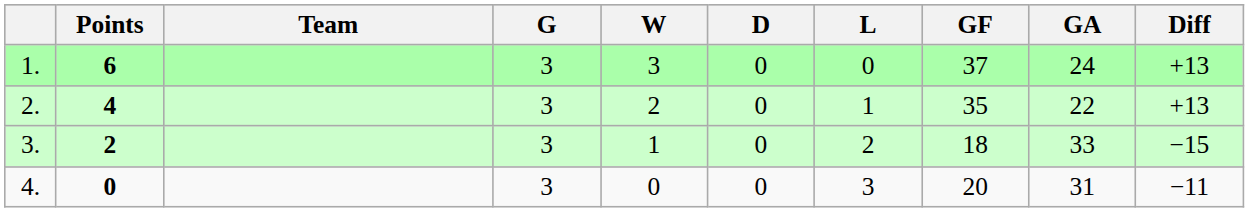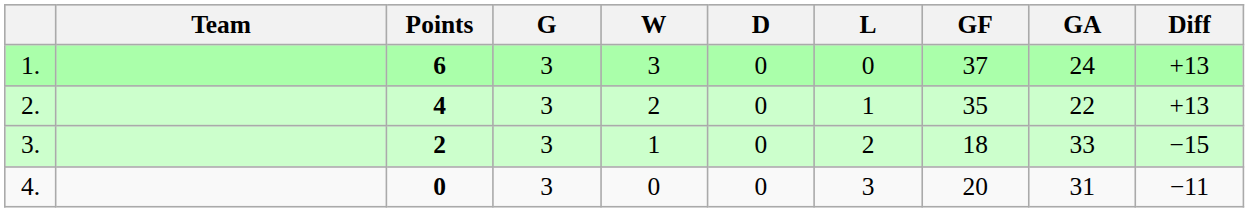columns swapped: (328, 24) <-> (110, 24)
